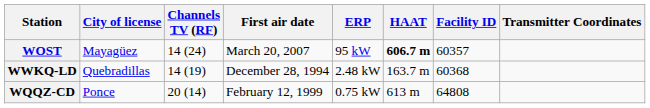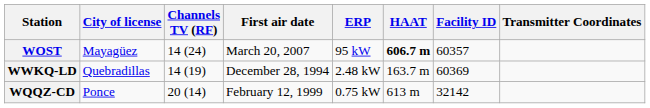(453, 71) 60368 -> (453, 71) 60369
(453, 92) 64808 -> (453, 92) 32142
